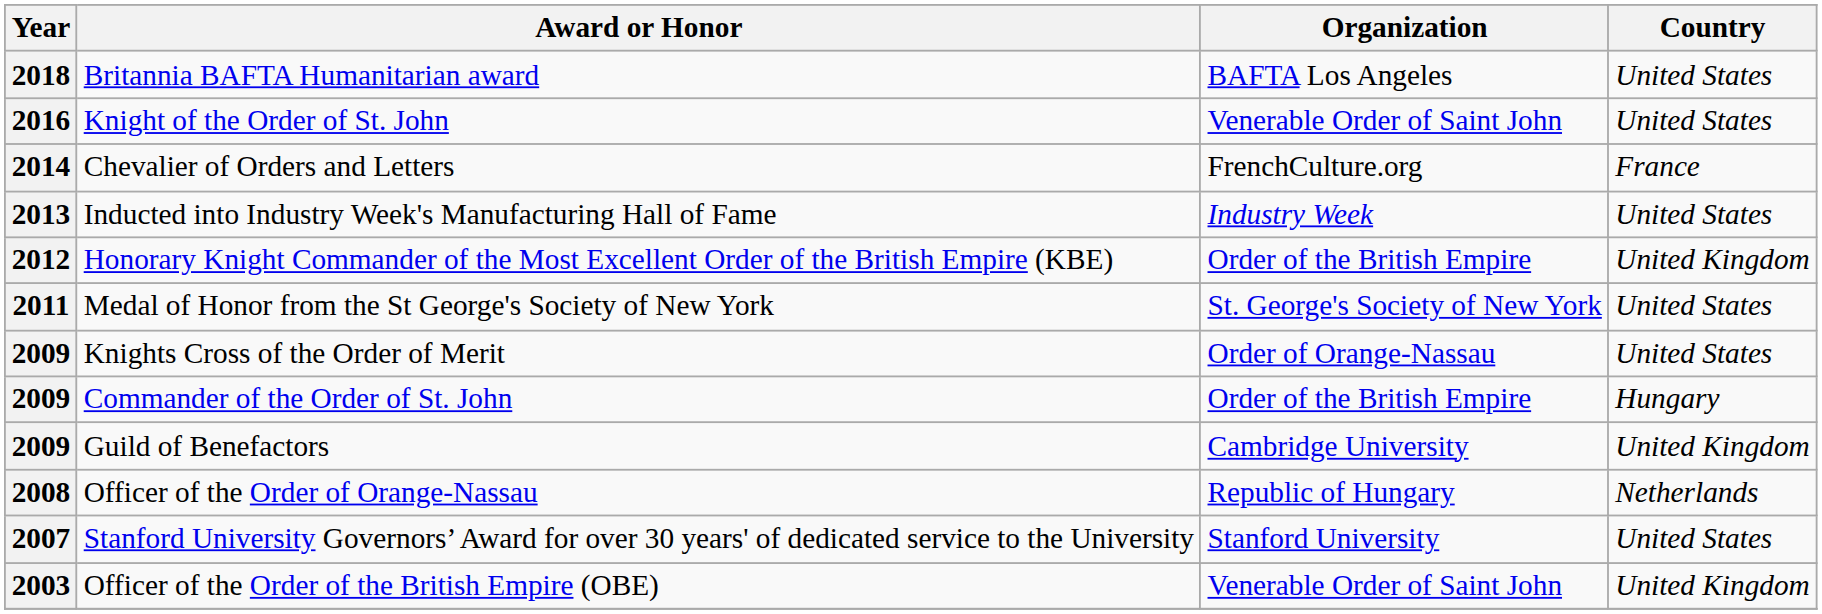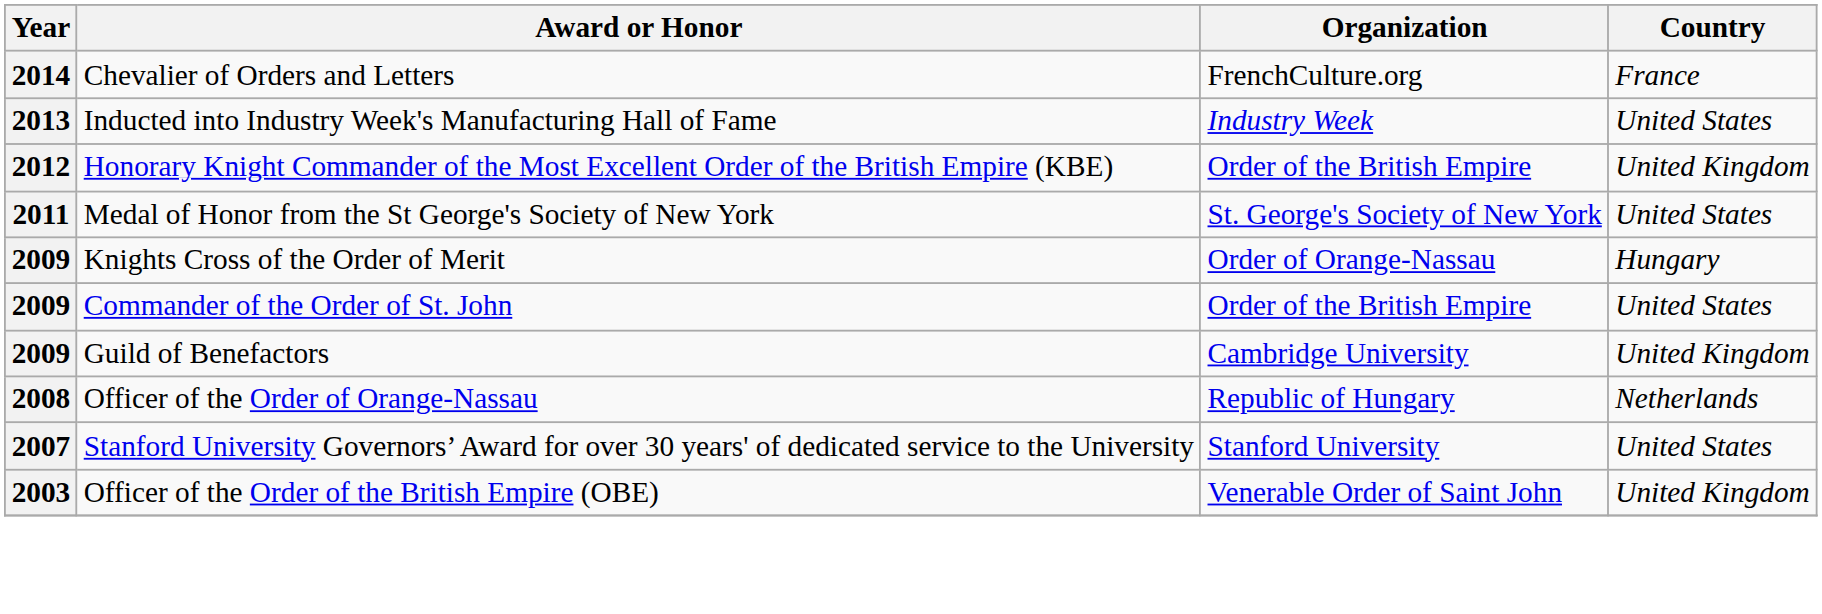- row: (311, 74)
- row: (266, 120)
(1694, 352) United States -> (1667, 259) Hungary
(1667, 399) Hungary -> (1694, 306) United States
